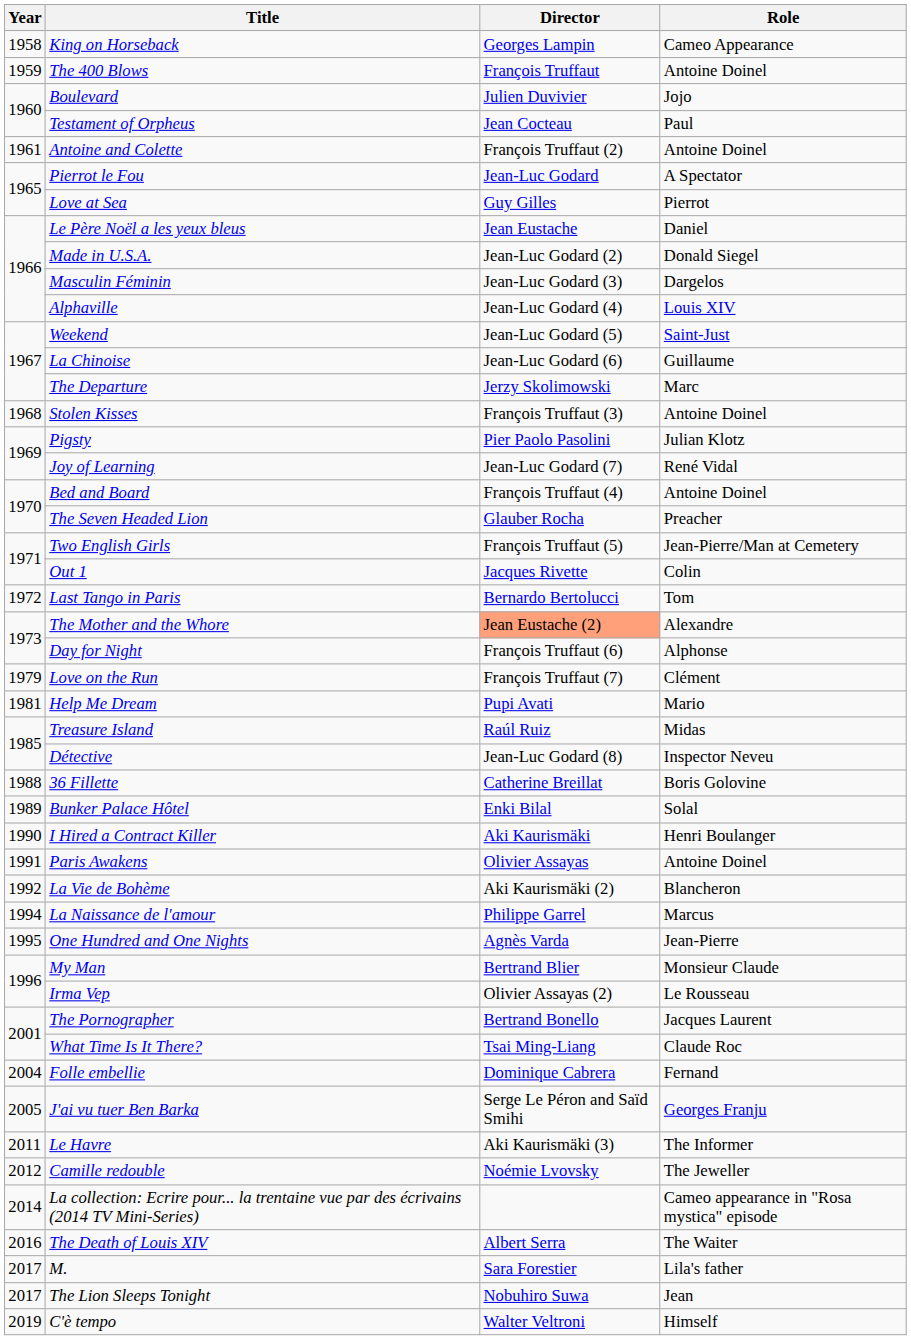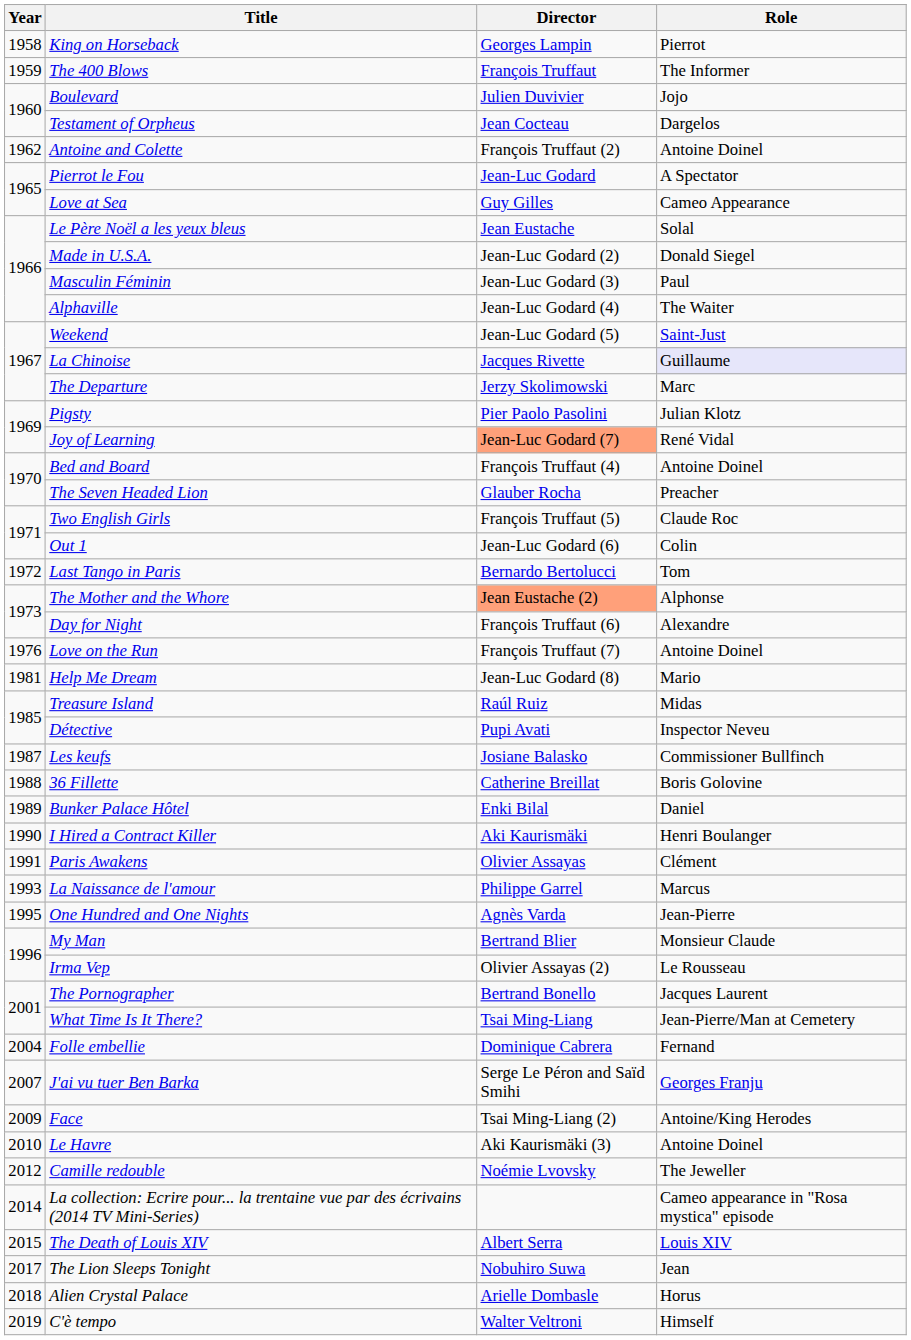(729, 44) Cameo Appearance -> (683, 44) Pierrot
(715, 70) Antoine Doinel -> (705, 70) The Informer
(679, 123) Paul -> (690, 123) Dargelos
(25, 149) 1961 -> (25, 149) 1962
(687, 202) Pierrot -> (725, 202) Cameo Appearance
(686, 228) Daniel -> (677, 228) Solal
(694, 281) Dargelos -> (675, 281) Paul
(700, 307) Louis XIV -> (697, 307) The Waiter
(553, 360) Jean-Luc Godard (6) -> (533, 360) Jacques Rivette
(699, 360) no background -> (695, 360) lavender background
- row: (93, 413)
(553, 466) no background -> (550, 439) lightsalmon background
(761, 545) Jean-Pierre/Man at Cemetery -> (699, 519) Claude Roc
(536, 571) Jacques Rivette -> (550, 545) Jean-Luc Godard (6)
(699, 624) Alexandre -> (692, 598) Alphonse
(696, 651) Alphonse -> (695, 624) Alexandre
(25, 677) 1979 -> (25, 651) 1976
(692, 677) Clément -> (712, 651) Antoine Doinel
(518, 703) Pupi Avati -> (550, 677) Jean-Luc Godard (8)
(553, 756) Jean-Luc Godard (8) -> (515, 730) Pupi Avati
+ row: (80, 756)
(681, 809) Solal -> (682, 809) Daniel
(715, 862) Antoine Doinel -> (688, 862) Clément
- row: (109, 888)
(25, 914) 1994 -> (25, 888) 1993
(703, 1046) Claude Roc -> (758, 1020) Jean-Pierre/Man at Cemetery
(25, 1109) 2005 -> (25, 1082) 2007
+ row: (66, 1118)
(25, 1144) 2011 -> (25, 1144) 2010
(708, 1144) The Informer -> (712, 1144) Antoine Doinel
(25, 1242) 2016 -> (25, 1242) 2015
(701, 1242) The Waiter -> (696, 1242) Louis XIV
- row: (58, 1269)
+ row: (119, 1295)
